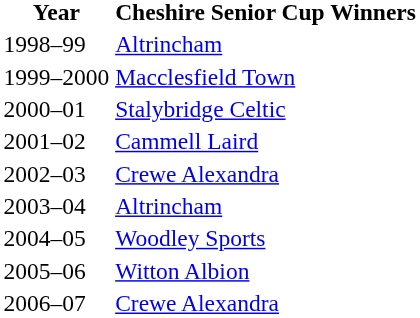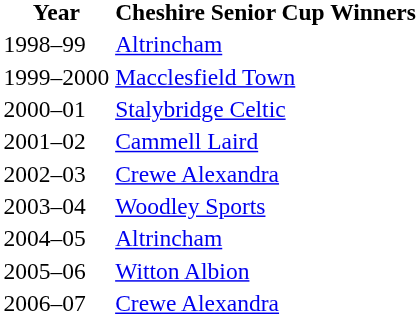(169, 206) Altrincham -> (190, 206) Woodley Sports
(190, 238) Woodley Sports -> (169, 238) Altrincham
